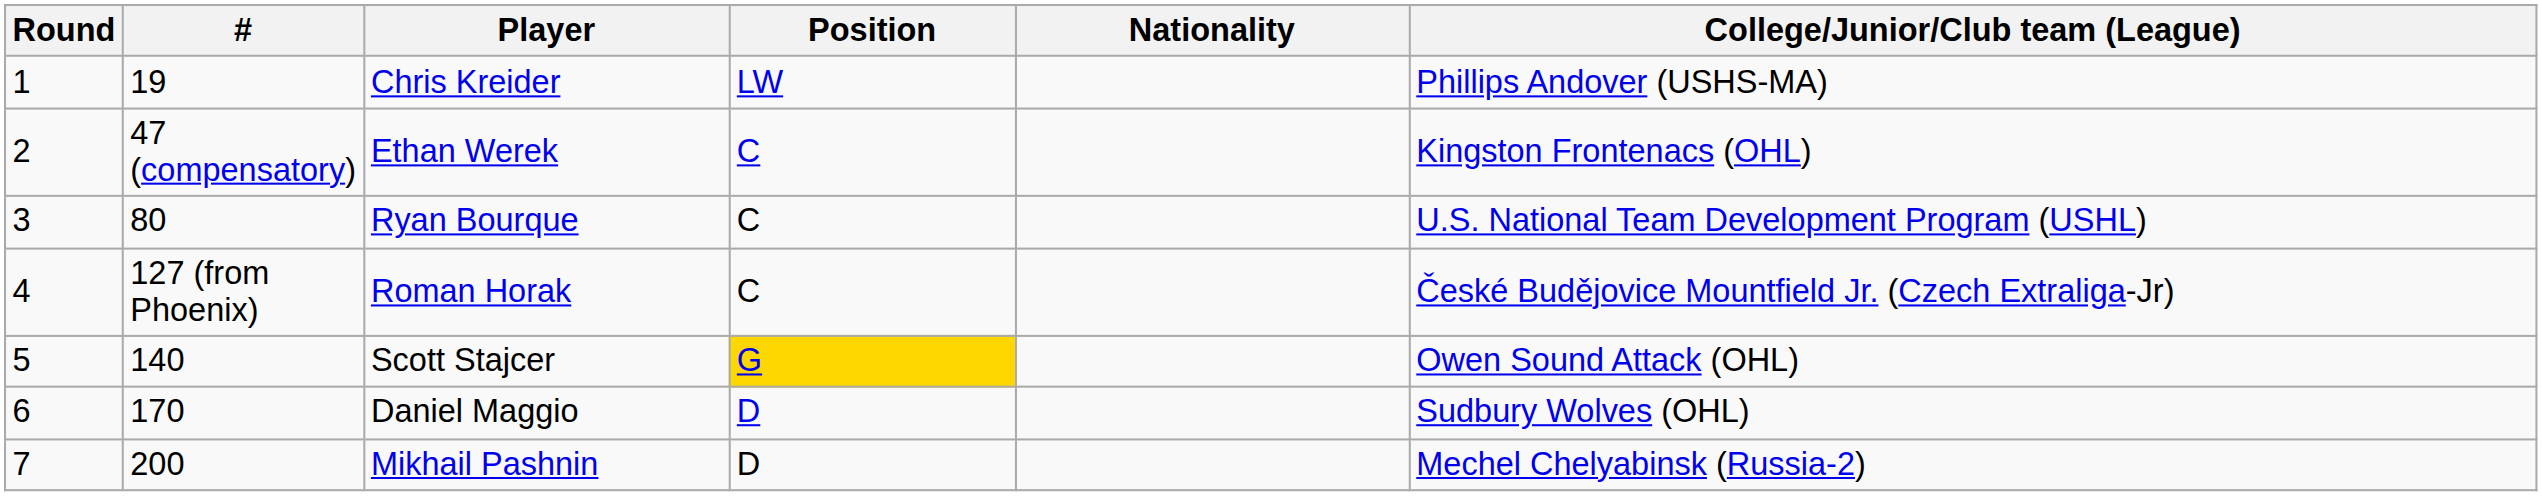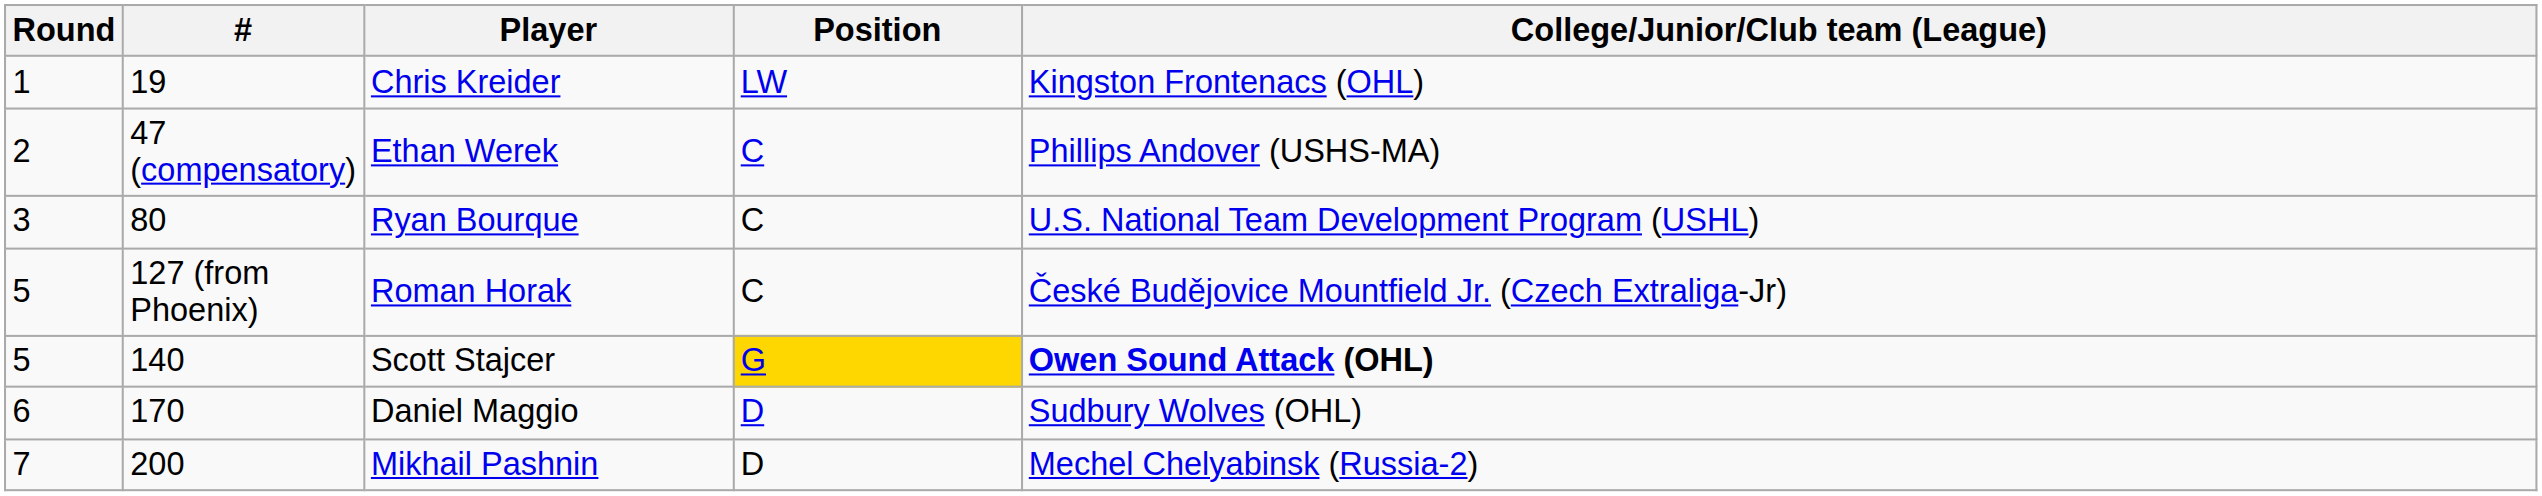- column: (1212, 30)
(1622, 81) Phillips Andover (USHS-MA) -> (1226, 81) Kingston Frontenacs (OHL)
(1614, 151) Kingston Frontenacs (OHL) -> (1235, 151) Phillips Andover (USHS-MA)
(22, 291) 4 -> (22, 291) 5
(1608, 360) normal -> (1231, 360) bold
